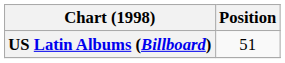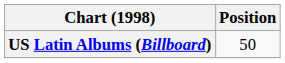(248, 44) 51 -> (248, 44) 50
